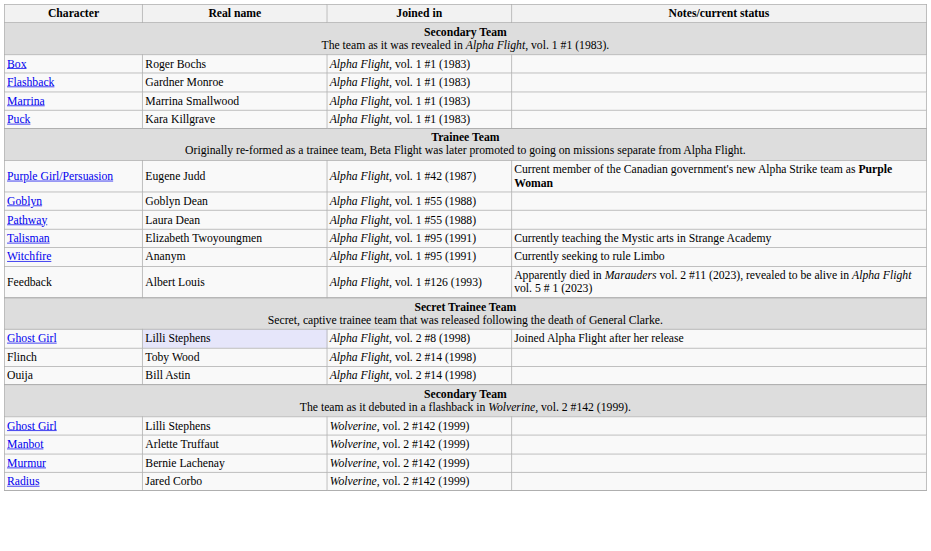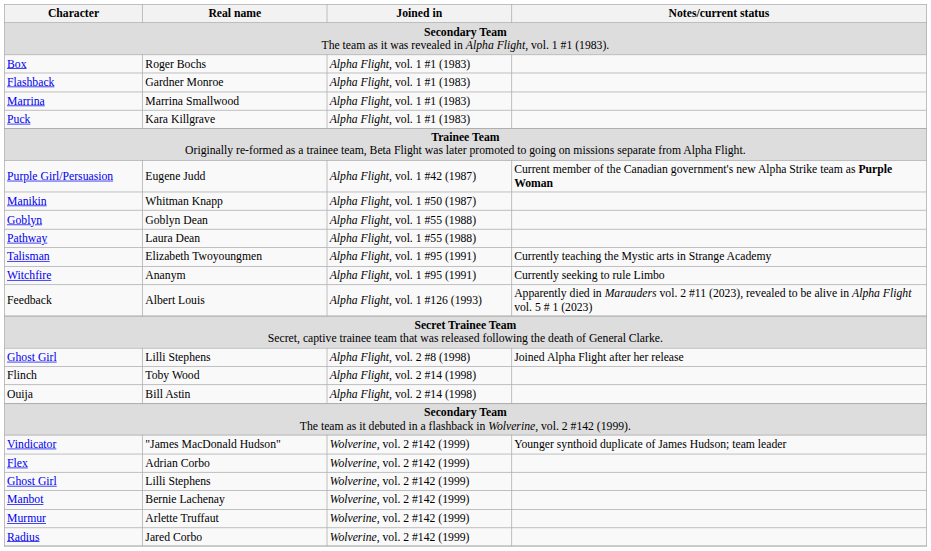+ row: (27, 201)
(178, 338) lavender background -> (178, 357) no background
+ row: (32, 444)
+ row: (17, 463)
(182, 444) Arlette Truffaut -> (185, 500) Bernie Lachenay
(185, 463) Bernie Lachenay -> (182, 518) Arlette Truffaut
